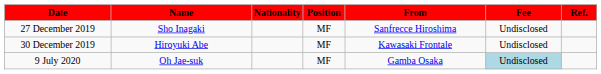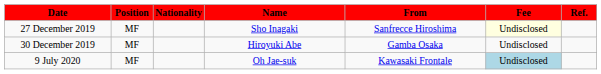columns swapped: (324, 12) <-> (181, 12)
(523, 29) no background -> (523, 29) lightyellow background
(415, 45) Kawasaki Frontale -> (415, 45) Gamba Osaka
(415, 61) Gamba Osaka -> (415, 61) Kawasaki Frontale
